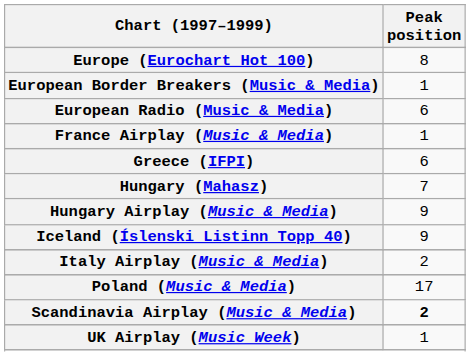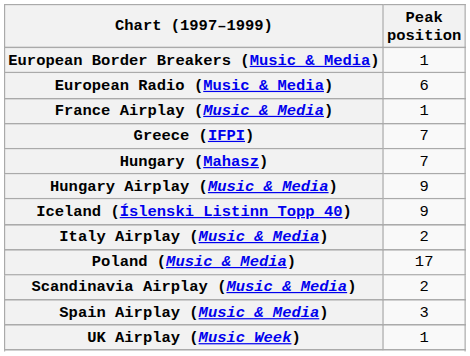- row: (194, 60)
(424, 161) 6 -> (424, 136) 7
(424, 312) bold -> (424, 287) normal
+ row: (194, 312)
